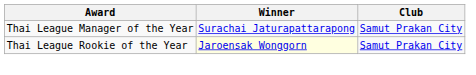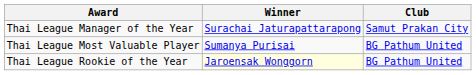+ row: (103, 45)
(411, 45) Samut Prakan City -> (414, 61) BG Pathum United
